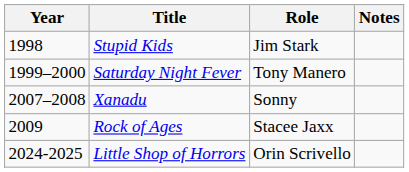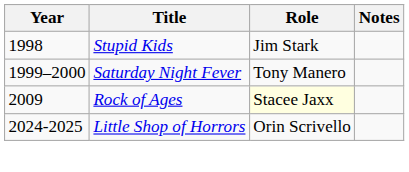- row: (120, 99)
(294, 126) no background -> (294, 99) lightyellow background
